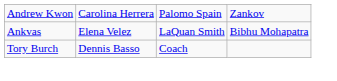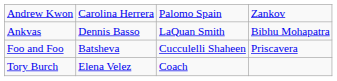(105, 31) Elena Velez -> (109, 31) Dennis Basso
+ row: (35, 48)
(109, 48) Dennis Basso -> (105, 66) Elena Velez
